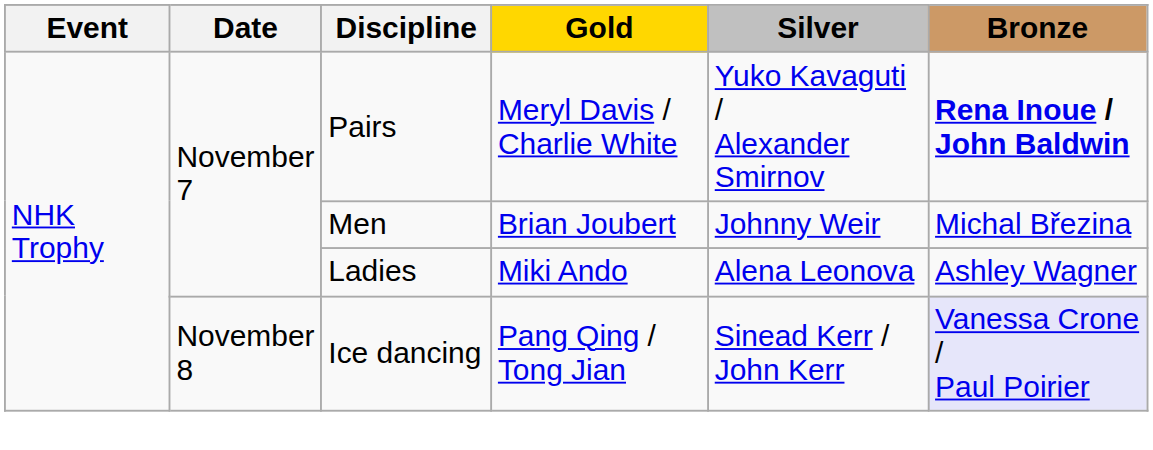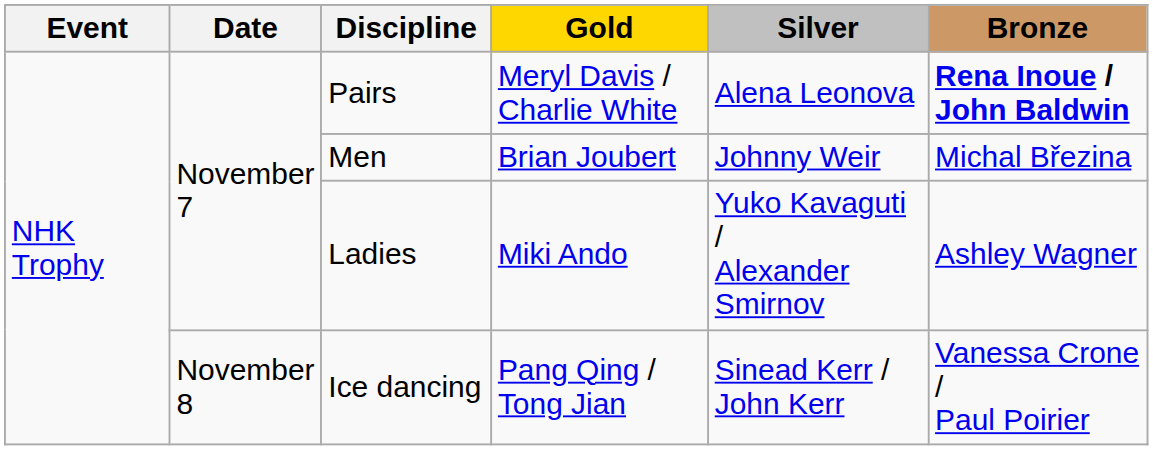(810, 126) Yuko Kavaguti / Alexander Smirnov -> (815, 92) Alena Leonova
(815, 271) Alena Leonova -> (810, 254) Yuko Kavaguti / Alexander Smirnov
(1037, 352) lavender background -> (1037, 386) no background
